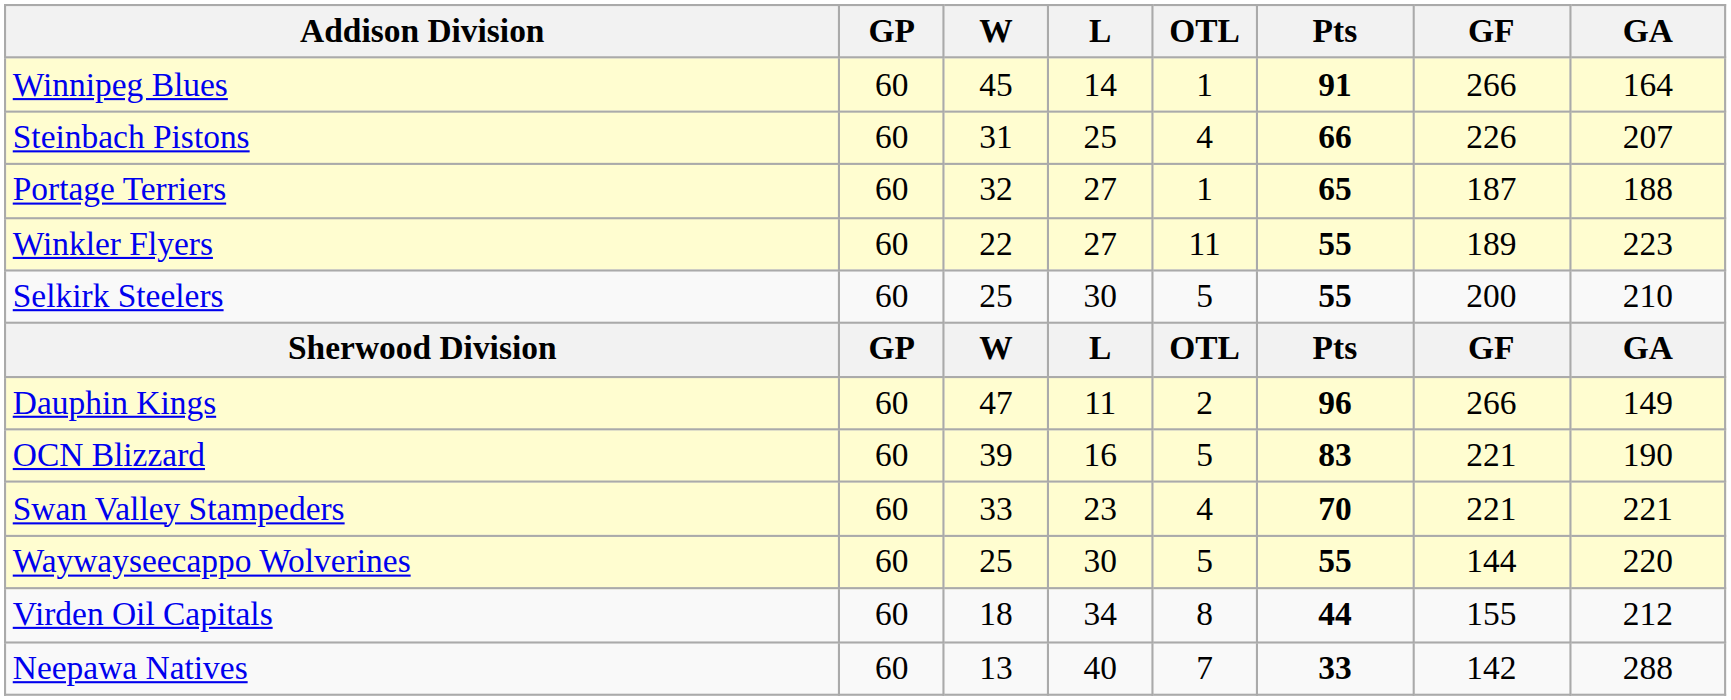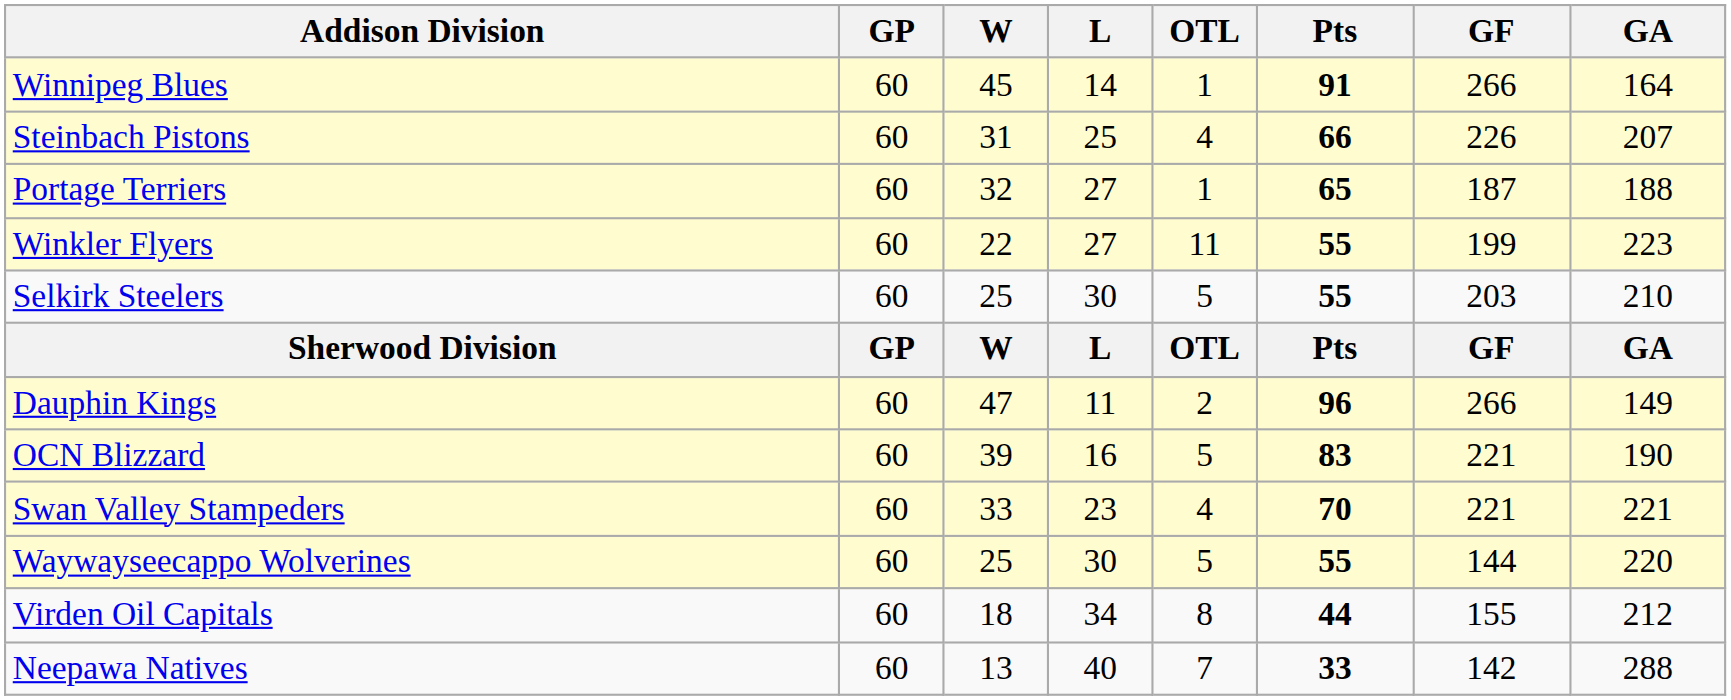(1491, 243) 189 -> (1491, 243) 199
(1491, 296) 200 -> (1491, 296) 203
